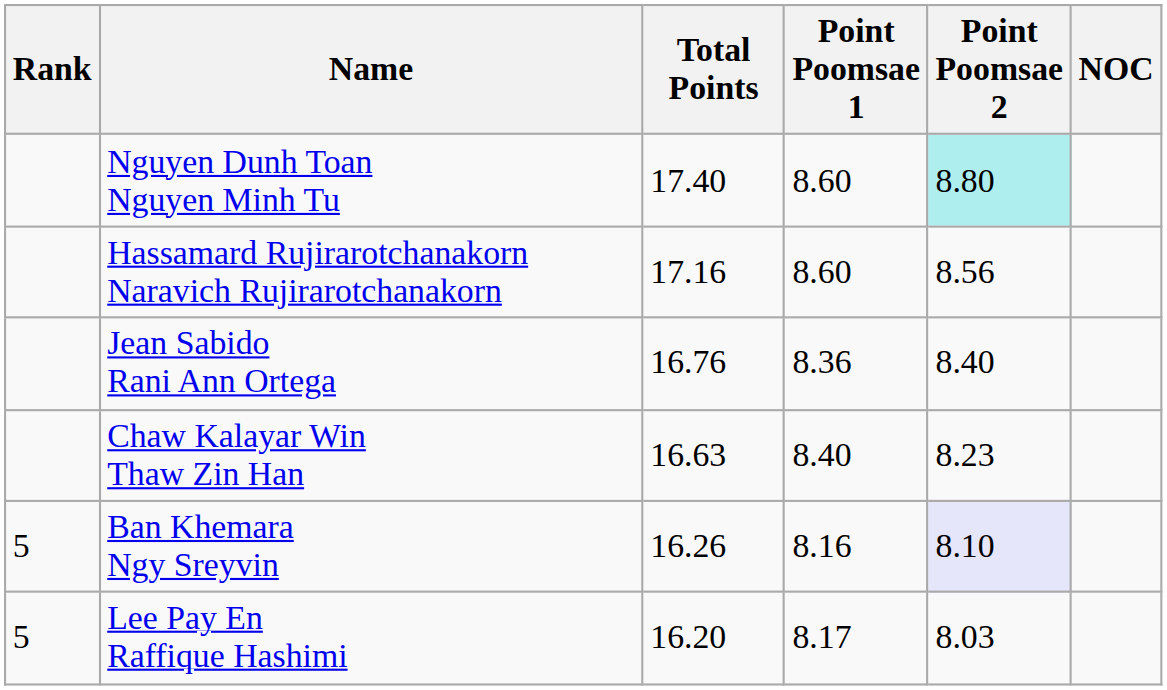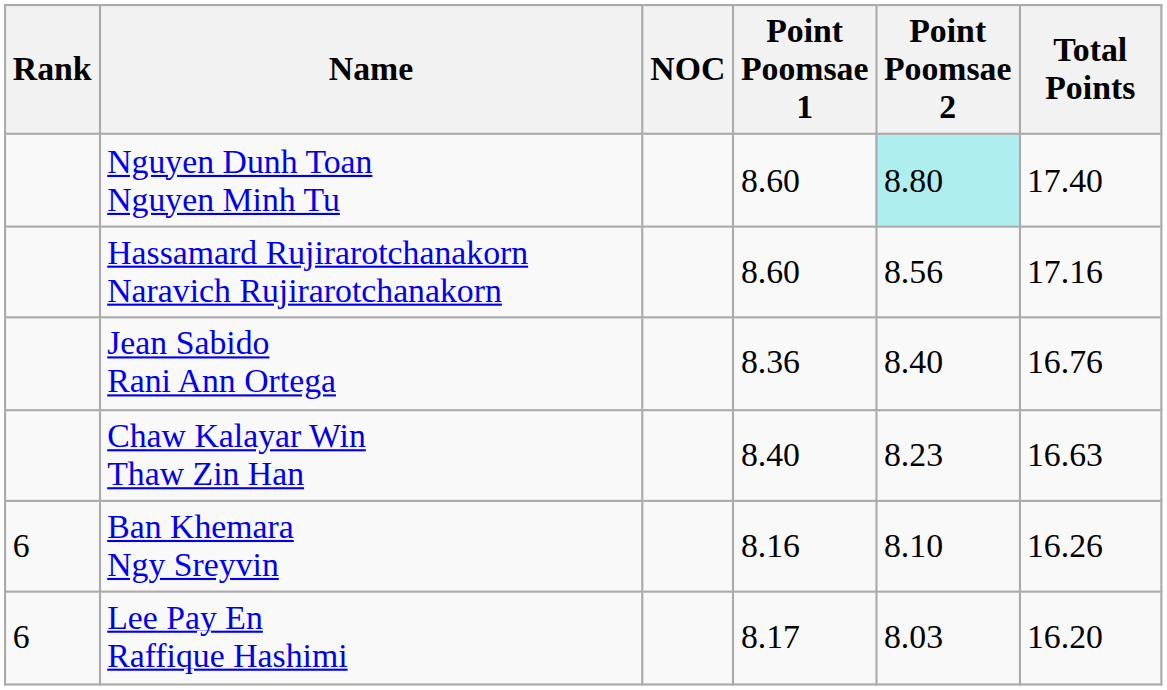columns swapped: (1116, 69) <-> (714, 69)
(21, 545) 5 -> (21, 545) 6
(965, 545) lavender background -> (913, 545) no background
(21, 637) 5 -> (21, 637) 6
